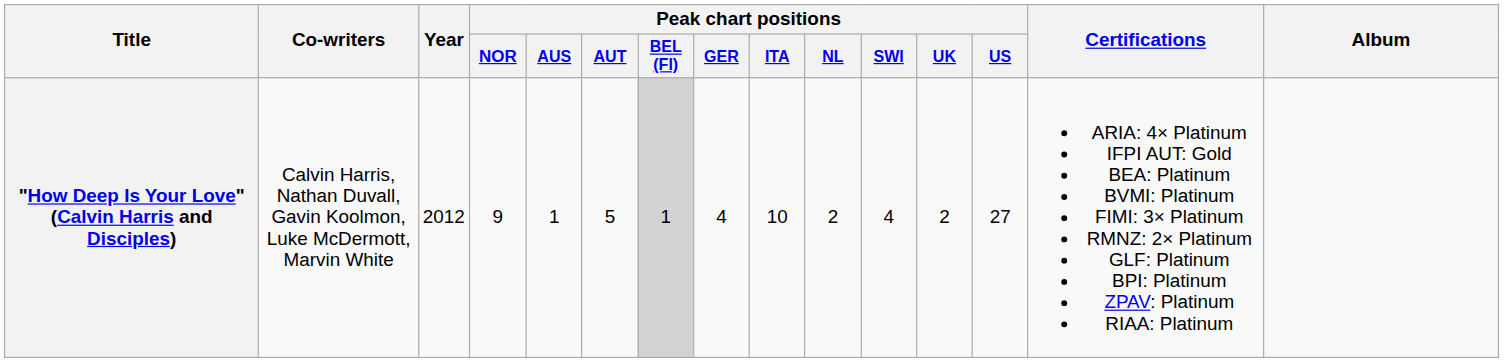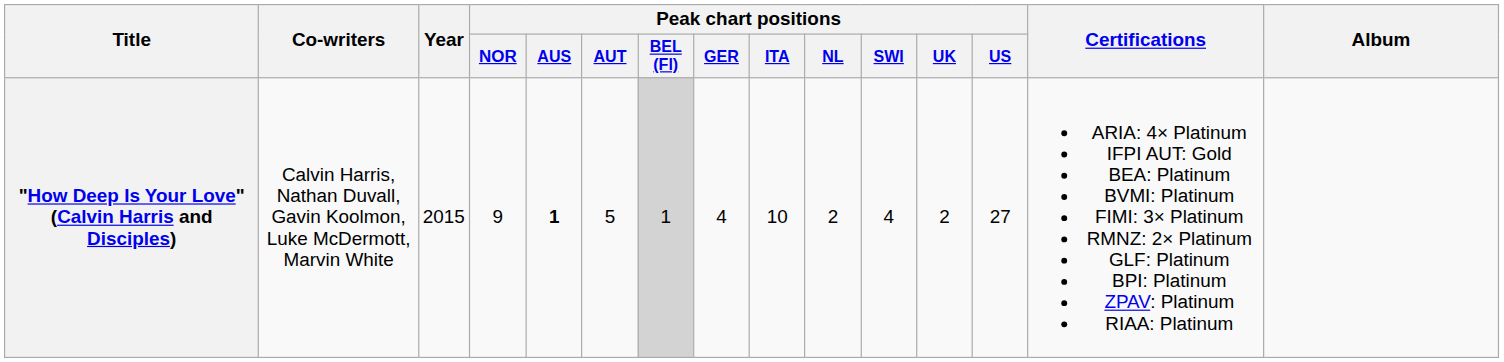(444, 217) 2012 -> (444, 217) 2015
(554, 217) normal -> (554, 217) bold
